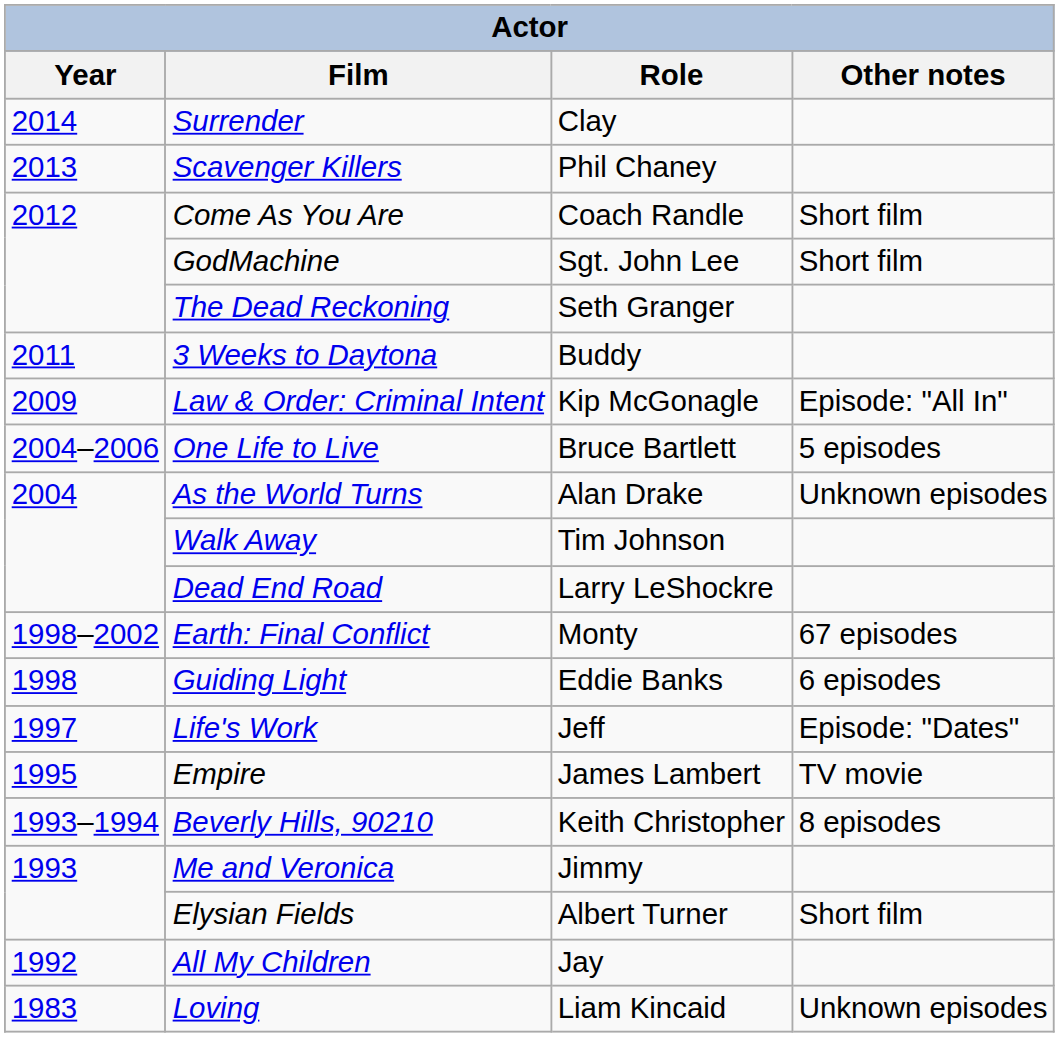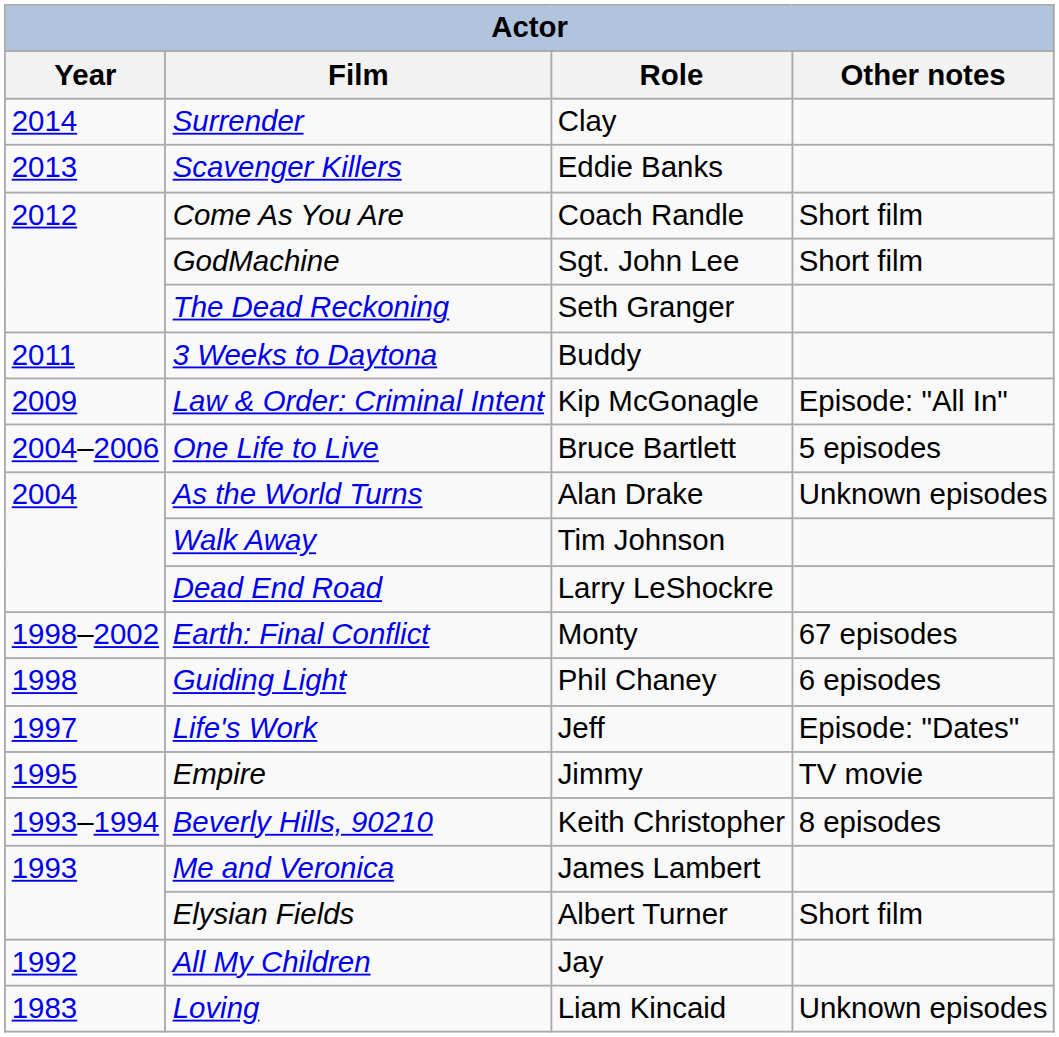(637, 167) Phil Chaney -> (640, 167) Eddie Banks
(640, 681) Eddie Banks -> (637, 681) Phil Chaney
(659, 774) James Lambert -> (600, 774) Jimmy
(600, 868) Jimmy -> (659, 868) James Lambert
